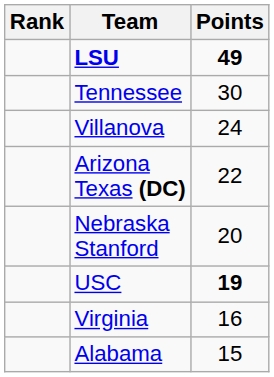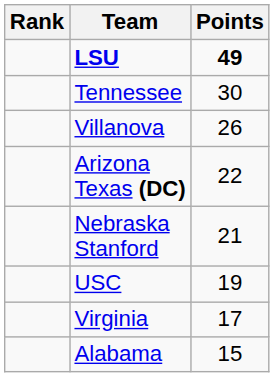(230, 127) 24 -> (230, 127) 26
(230, 236) 20 -> (230, 236) 21
(230, 283) bold -> (230, 283) normal
(230, 319) 16 -> (230, 319) 17
